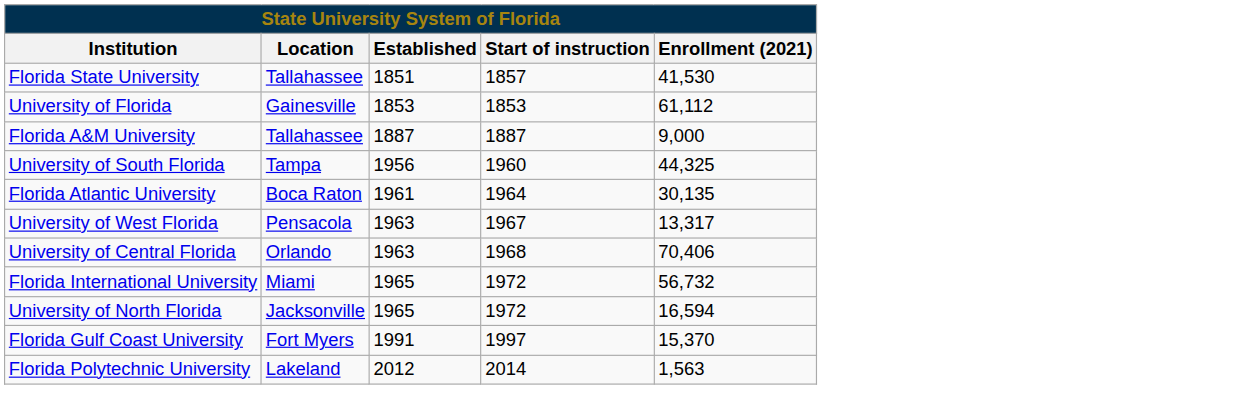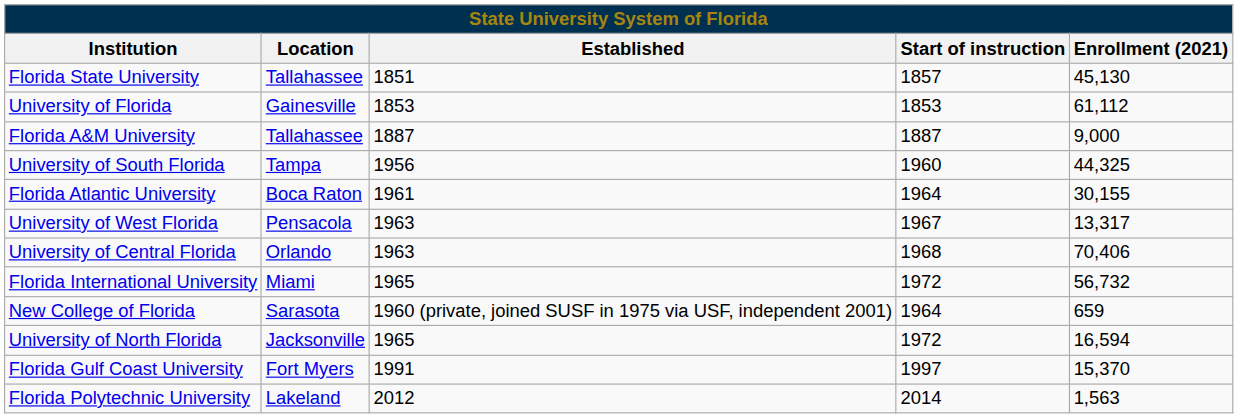(686, 77) 41,530 -> (1102, 77) 45,130
(686, 194) 30,135 -> (1102, 194) 30,155
+ row: (102, 310)
